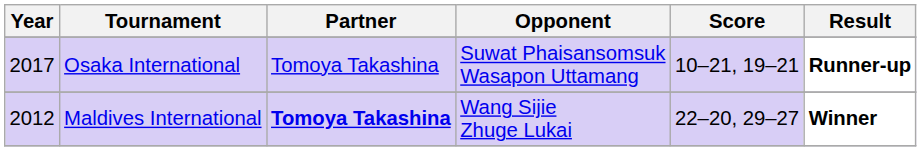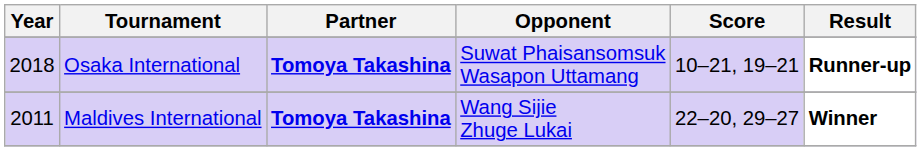(32, 64) 2017 -> (32, 64) 2018
(355, 64) normal -> (361, 64) bold
(32, 119) 2012 -> (32, 119) 2011
